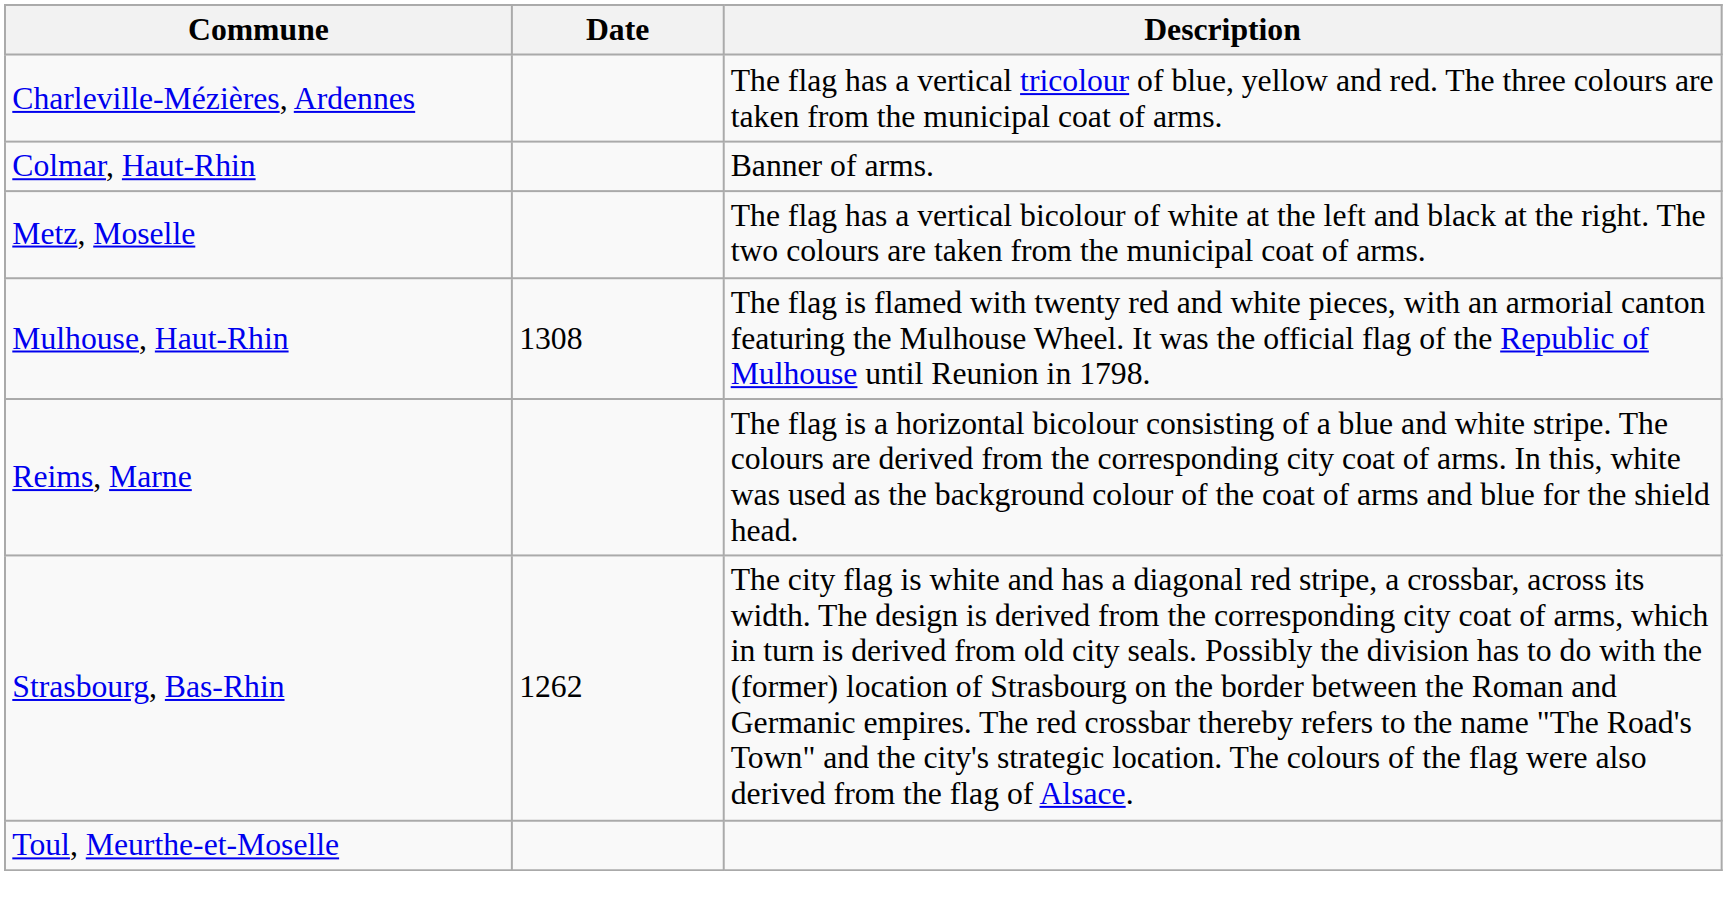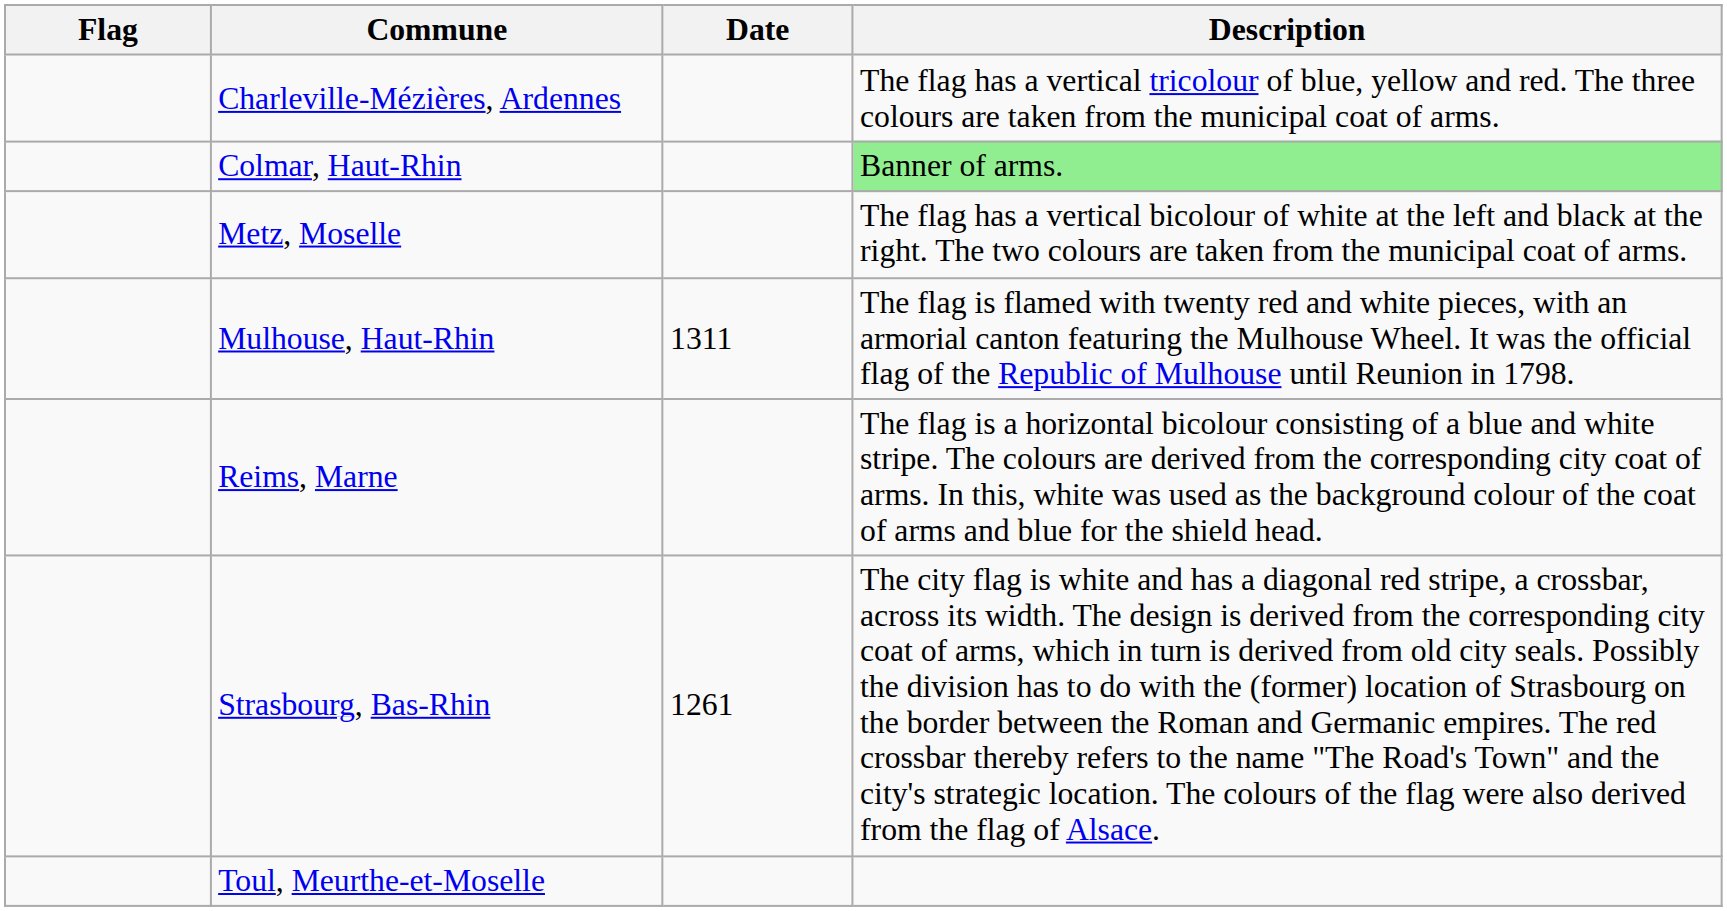+ column: (108, 29)
(832, 165) no background -> (962, 165) lightgreen background
(551, 337) 1308 -> (701, 337) 1311
(551, 687) 1262 -> (702, 705) 1261
